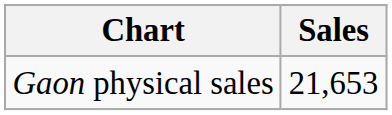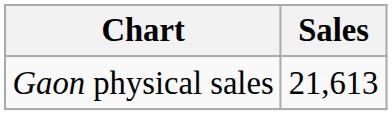(334, 82) 21,653 -> (334, 82) 21,613
